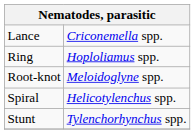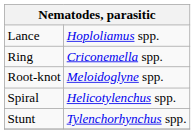(115, 35) Criconemella spp. -> (113, 35) Hoploliamus spp.
(113, 56) Hoploliamus spp. -> (115, 56) Criconemella spp.
